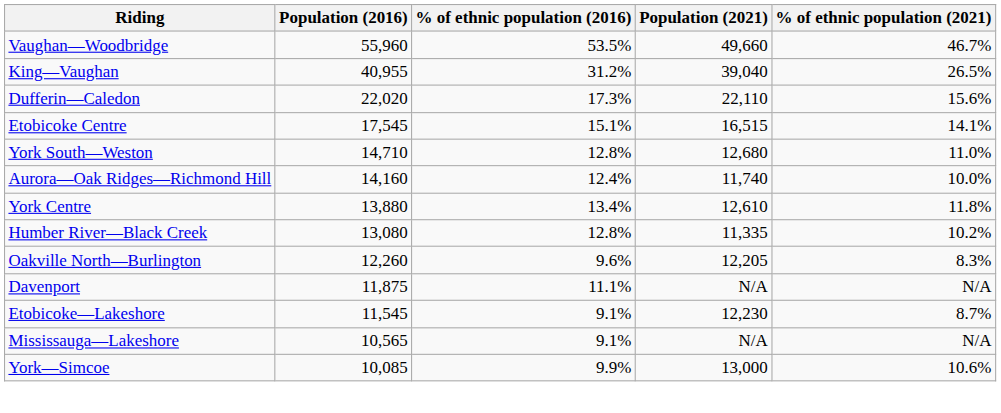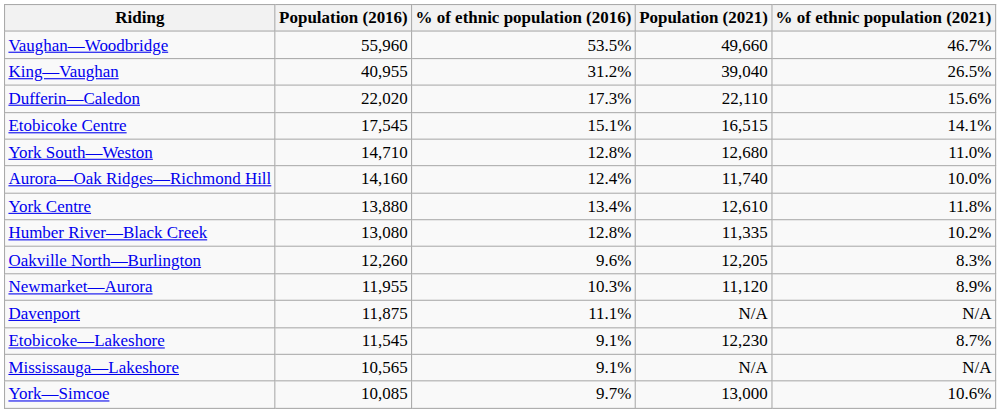+ row: (80, 286)
(614, 367) 9.9% -> (614, 394) 9.7%
